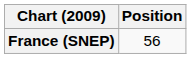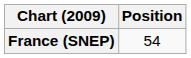(152, 41) 56 -> (152, 41) 54
